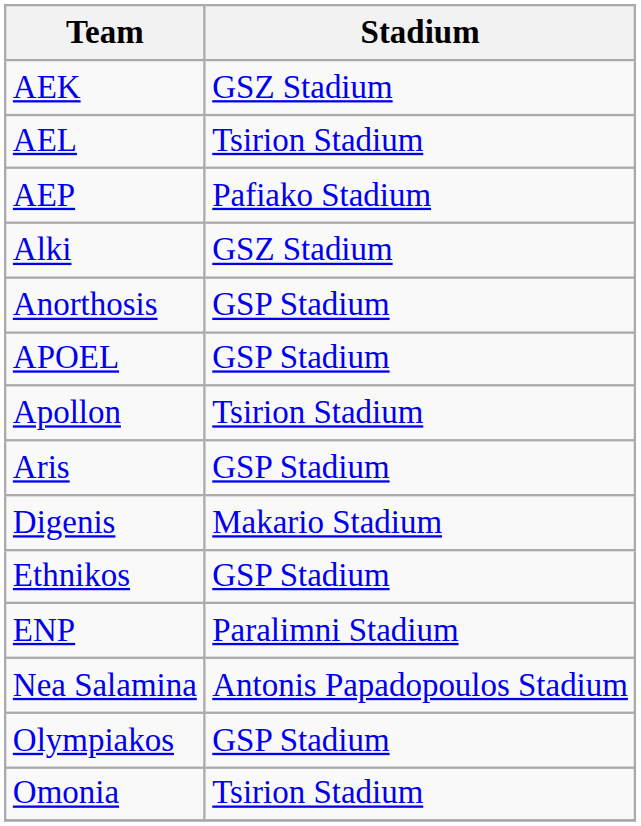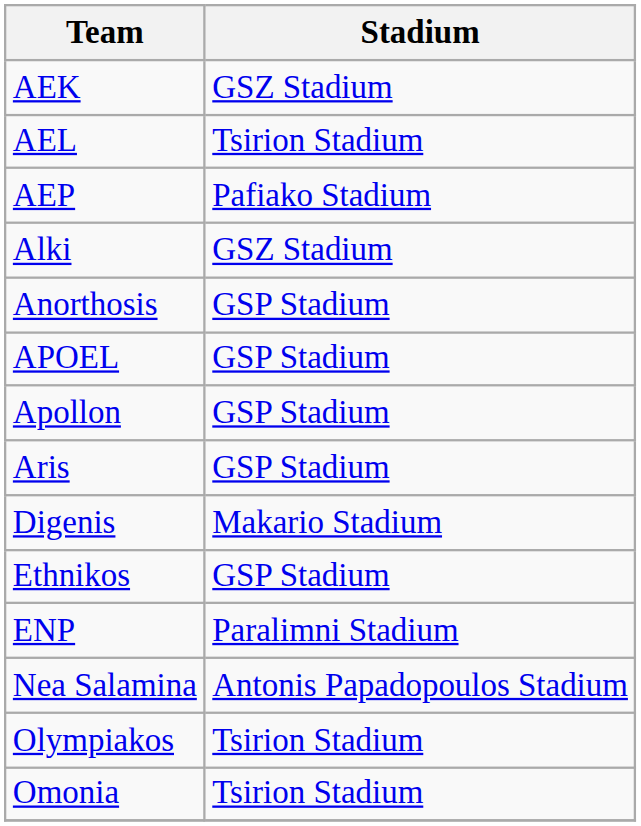(318, 412) Tsirion Stadium -> (301, 412) GSP Stadium
(301, 739) GSP Stadium -> (318, 739) Tsirion Stadium
